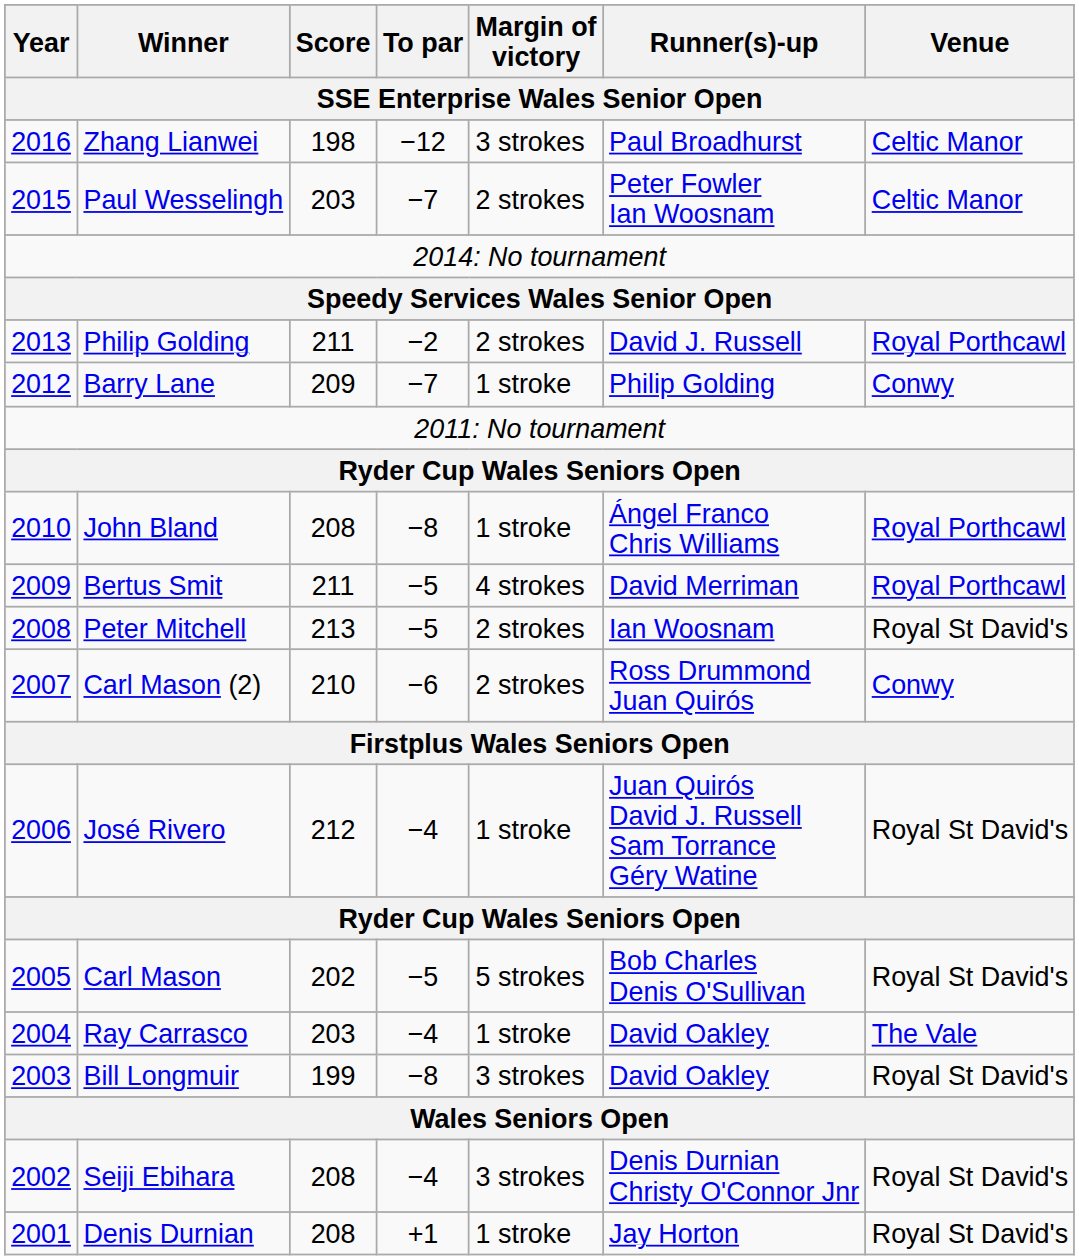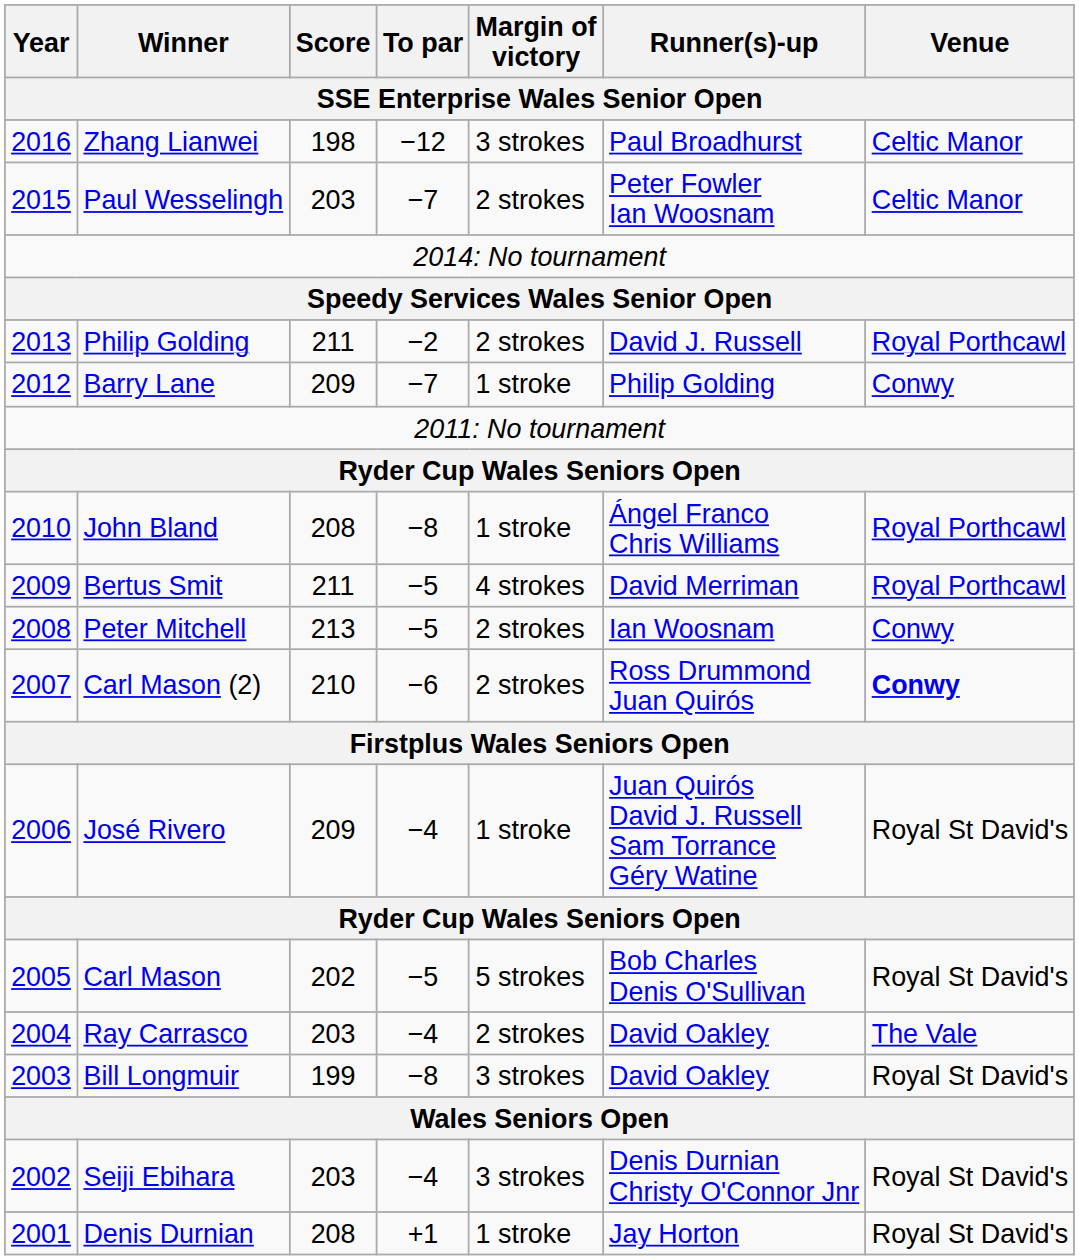(970, 628) Royal St David's -> (913, 628) Conwy
(913, 685) normal -> (916, 685) bold
(333, 831) 212 -> (333, 831) 209
(523, 1034) 1 stroke -> (530, 1034) 2 strokes
(333, 1177) 208 -> (333, 1177) 203
